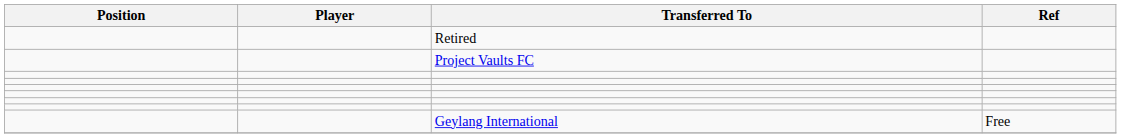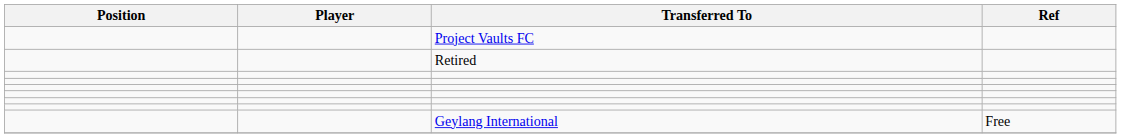rows swapped: (484, 60) <-> (455, 37)
